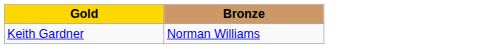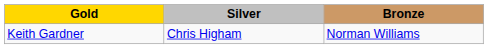+ column: (244, 14)
